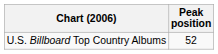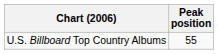(191, 40) 52 -> (191, 40) 55
